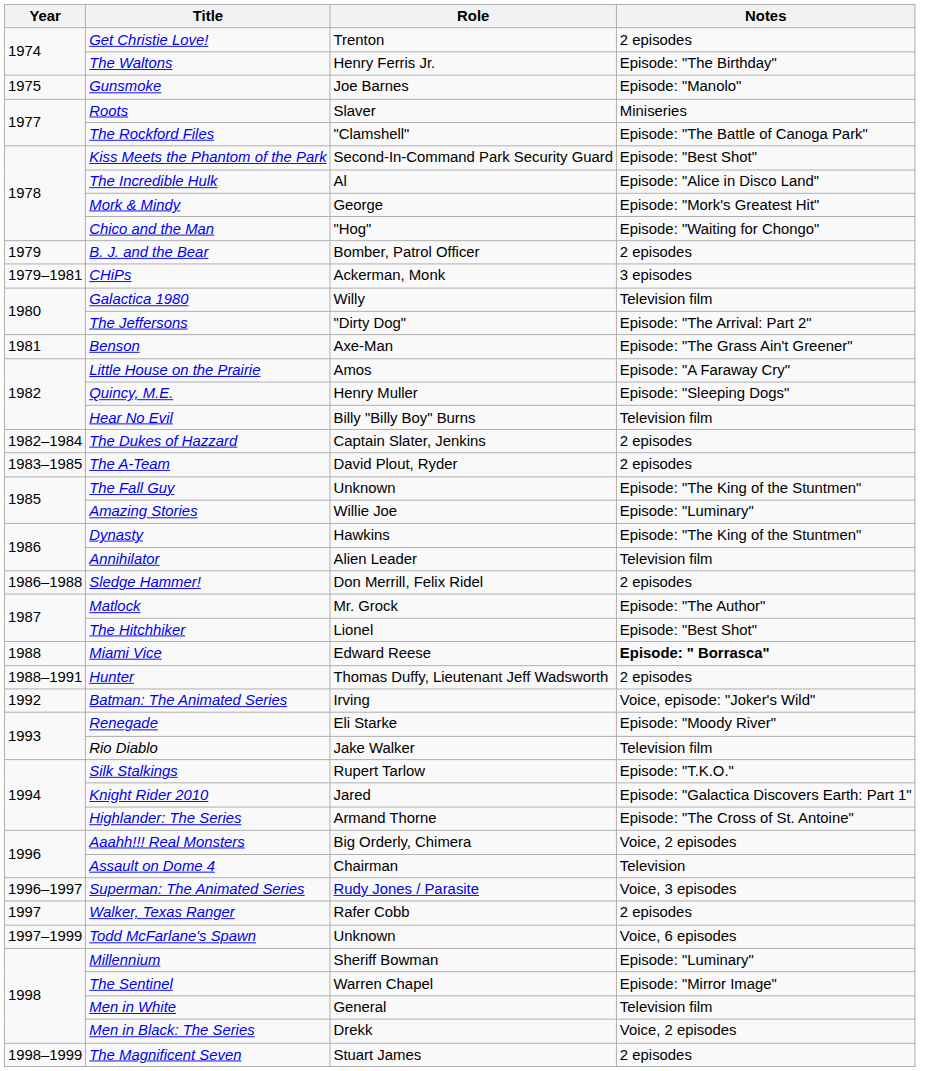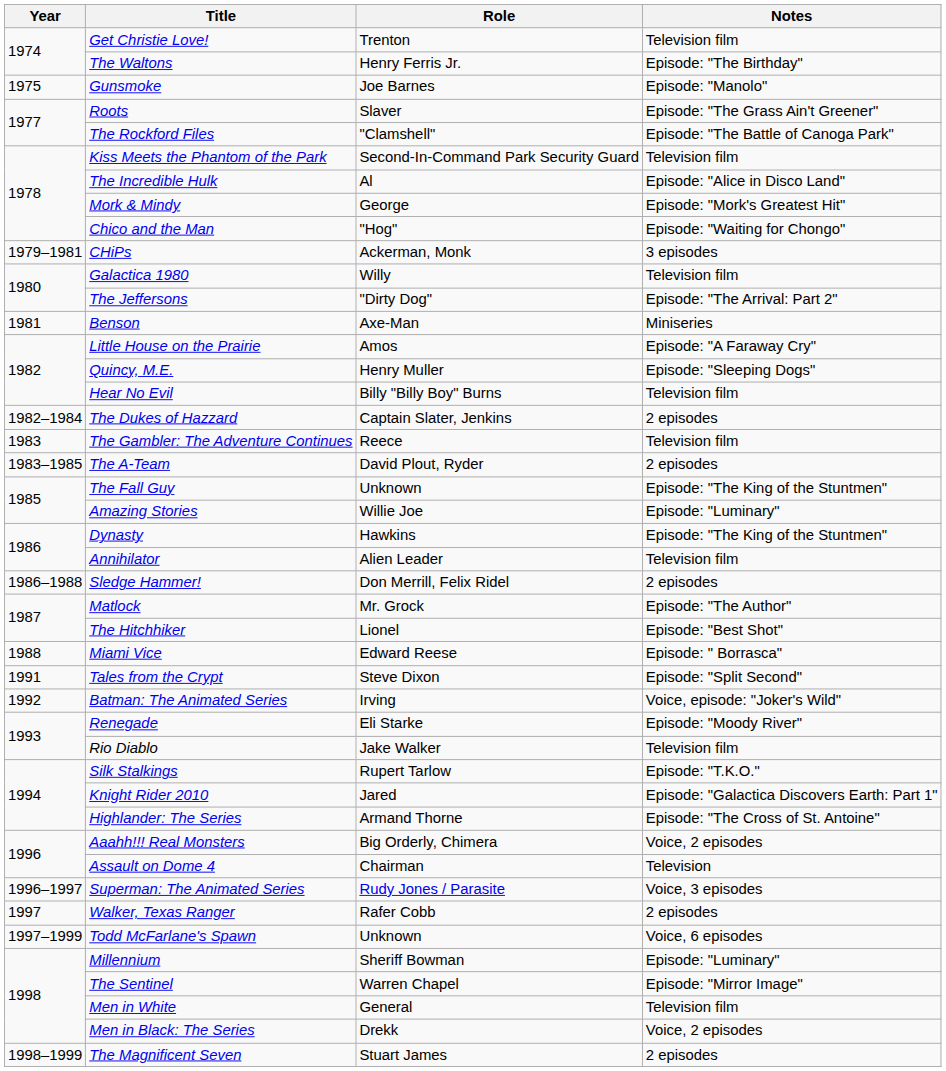(656, 39) 2 episodes -> (692, 39) Television film
(653, 110) Miniseries -> (762, 110) Episode: "The Grass Ain't Greener"
(688, 157) Episode: "Best Shot" -> (692, 157) Television film
- row: (149, 252)
(736, 346) Episode: "The Grass Ain't Greener" -> (679, 323) Miniseries
+ row: (221, 441)
(695, 653) bold -> (714, 653) normal
- row: (112, 677)
+ row: (156, 677)
